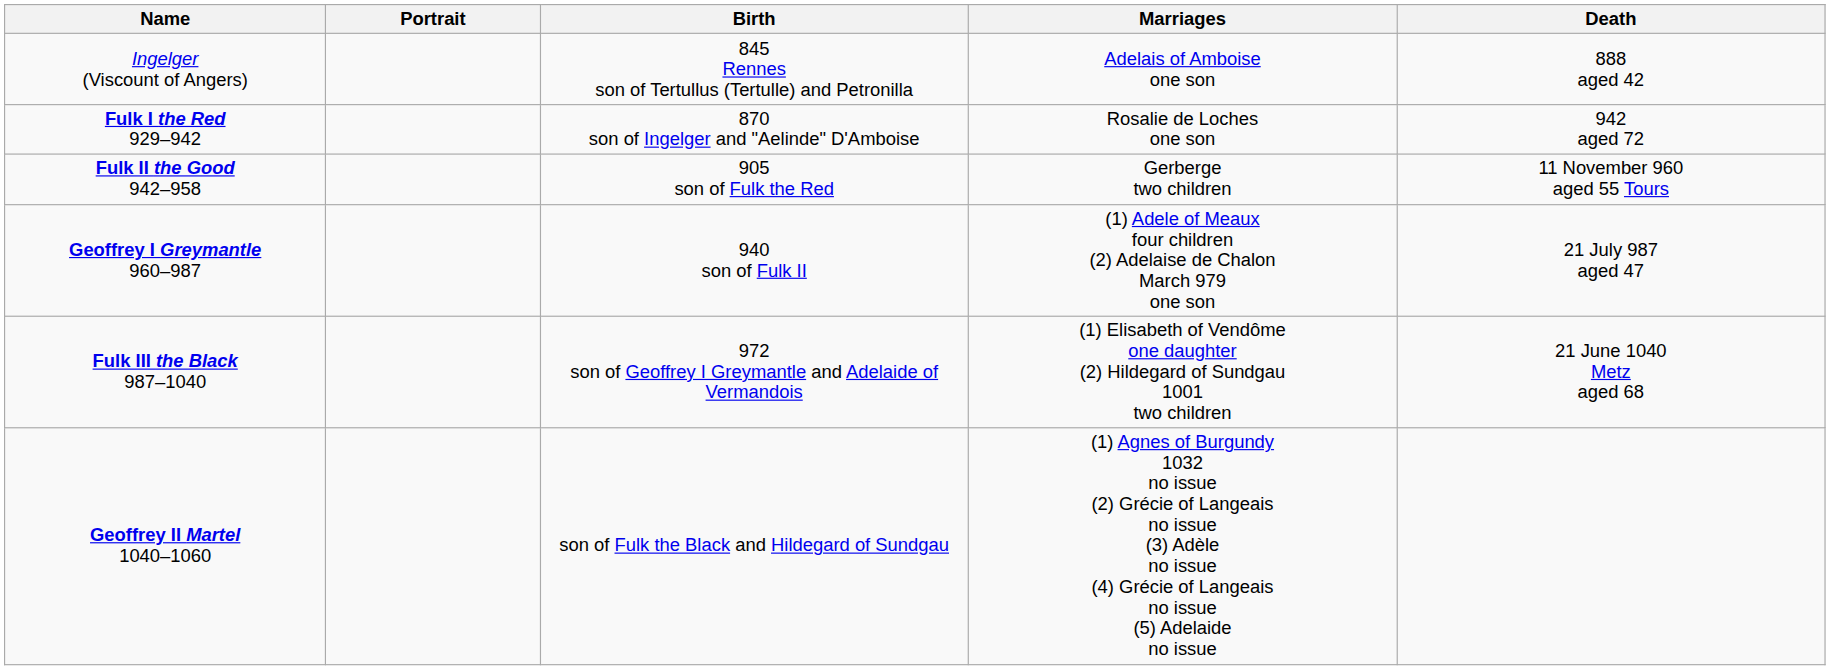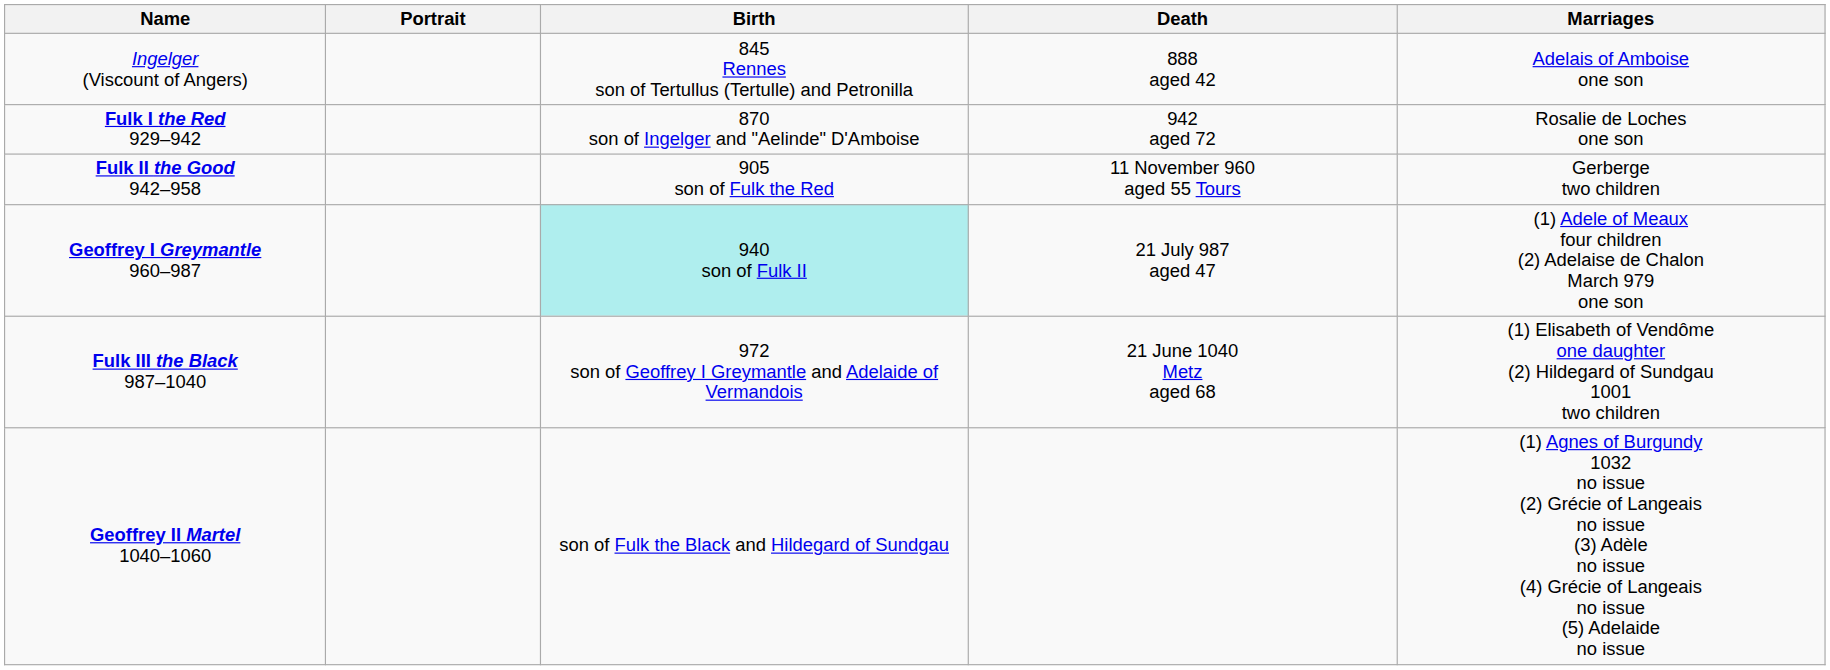columns swapped: (1182, 19) <-> (1611, 19)
(754, 260) no background -> (754, 260) paleturquoise background
